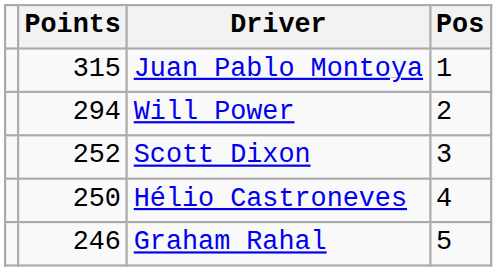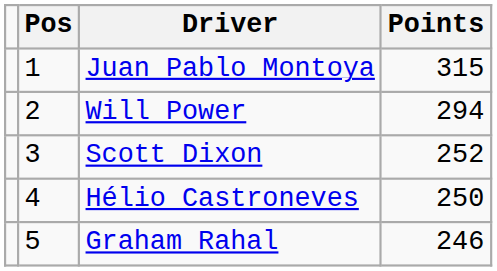columns swapped: (460, 27) <-> (73, 27)
